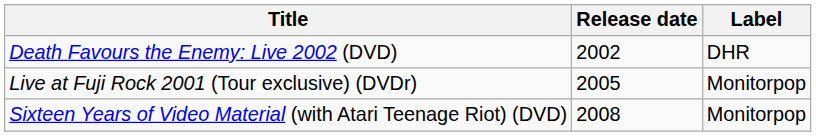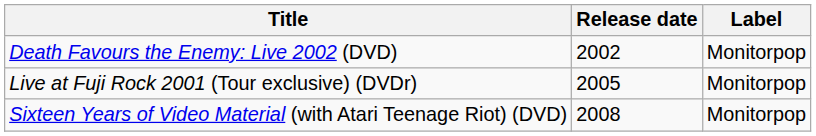(728, 51) DHR -> (756, 51) Monitorpop
